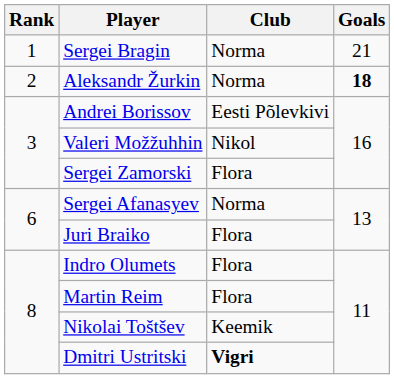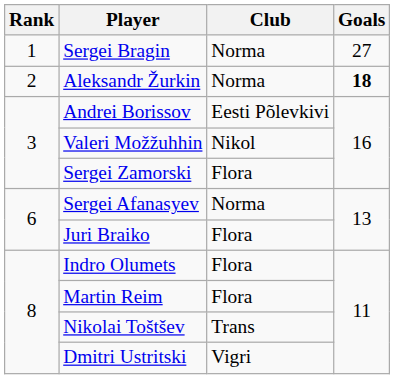(362, 50) 21 -> (362, 50) 27
(242, 326) Keemik -> (233, 326) Trans
(233, 357) bold -> (231, 357) normal
